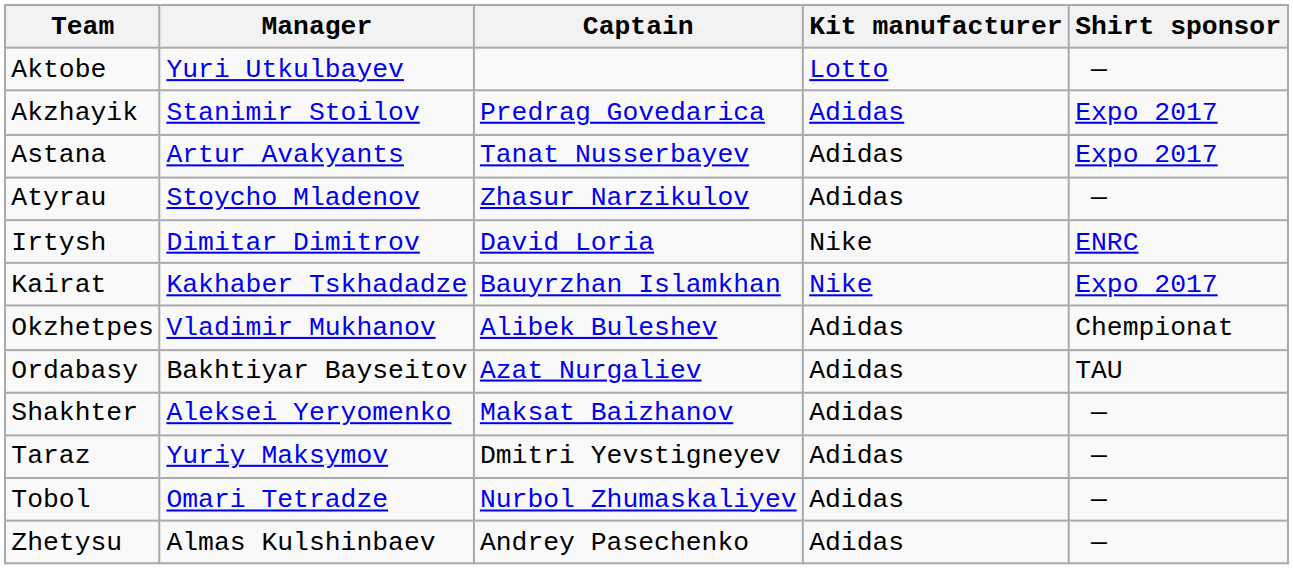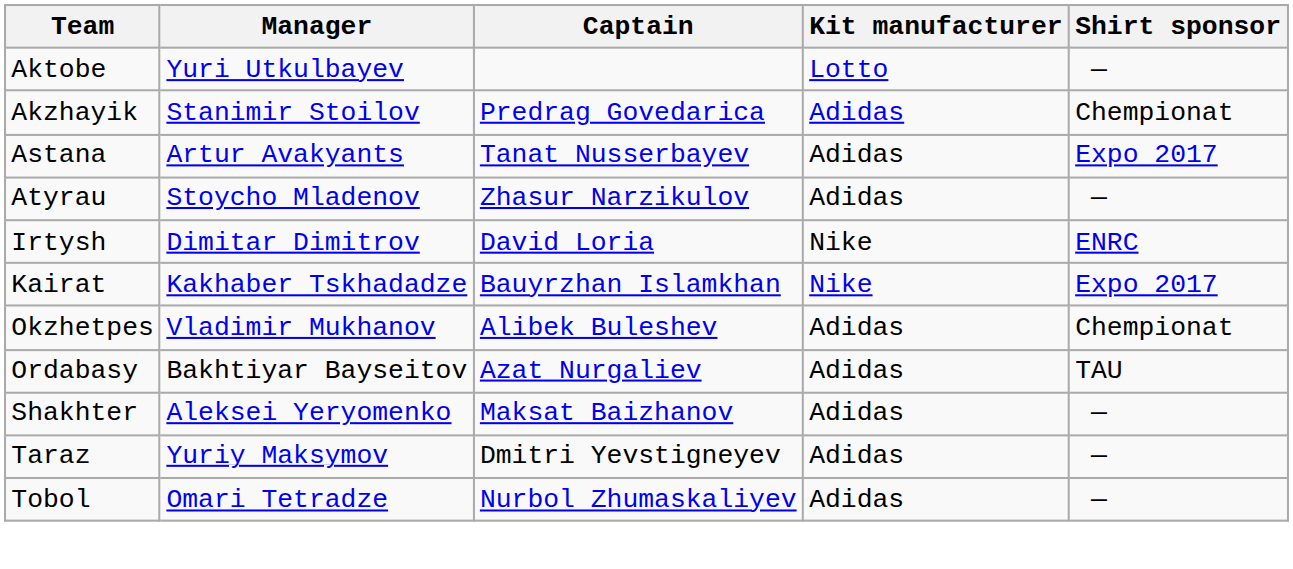(1146, 113) Expo 2017 -> (1154, 113) Chempionat
- row: (67, 543)
